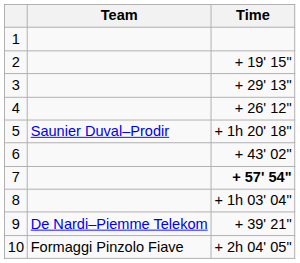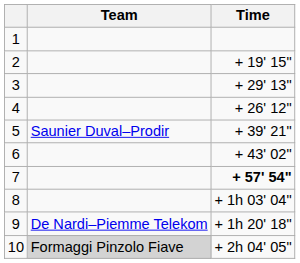(253, 131) + 1h 20' 18" -> (263, 131) + 39' 21"
(263, 223) + 39' 21" -> (253, 223) + 1h 20' 18"
(107, 246) no background -> (107, 246) lightgrey background
